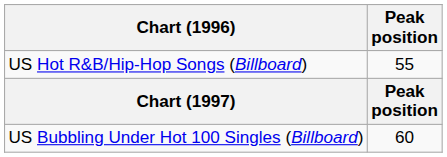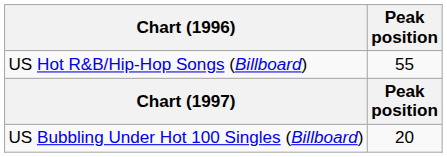(405, 138) 60 -> (405, 138) 20
